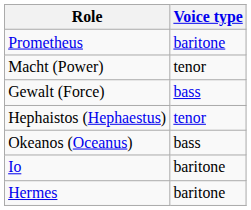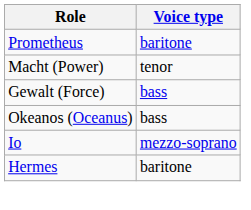- row: (87, 117)
(199, 167) baritone -> (188, 142) mezzo-soprano
